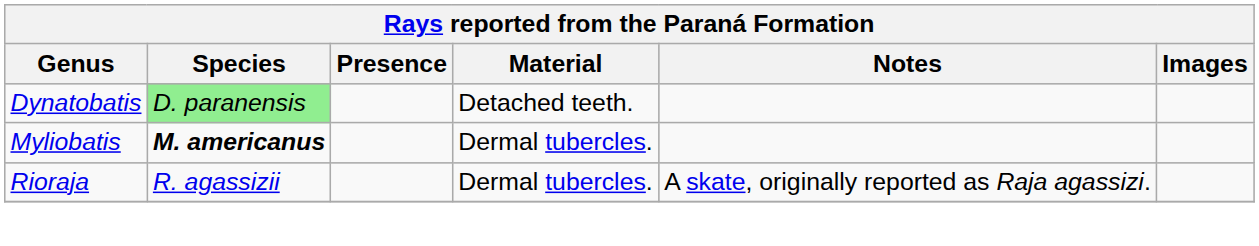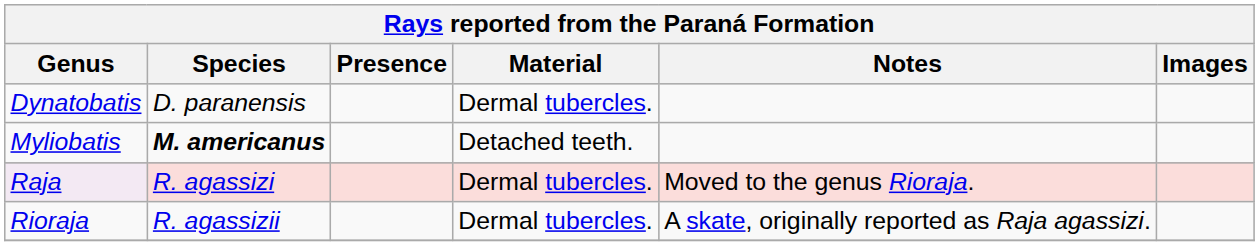(229, 102) lightgreen background -> (229, 102) no background
(546, 102) Detached teeth. -> (556, 102) Dermal tubercles.
(556, 142) Dermal tubercles. -> (546, 142) Detached teeth.
+ row: (36, 181)
